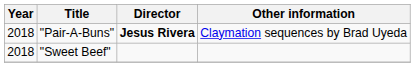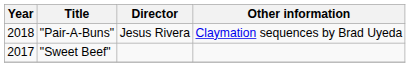(157, 33) bold -> (155, 33) normal
(21, 52) 2018 -> (21, 52) 2017
